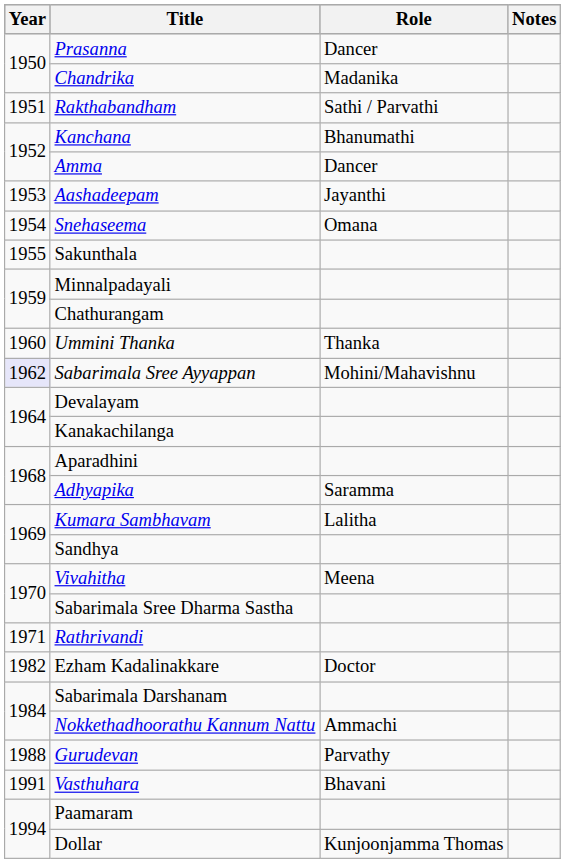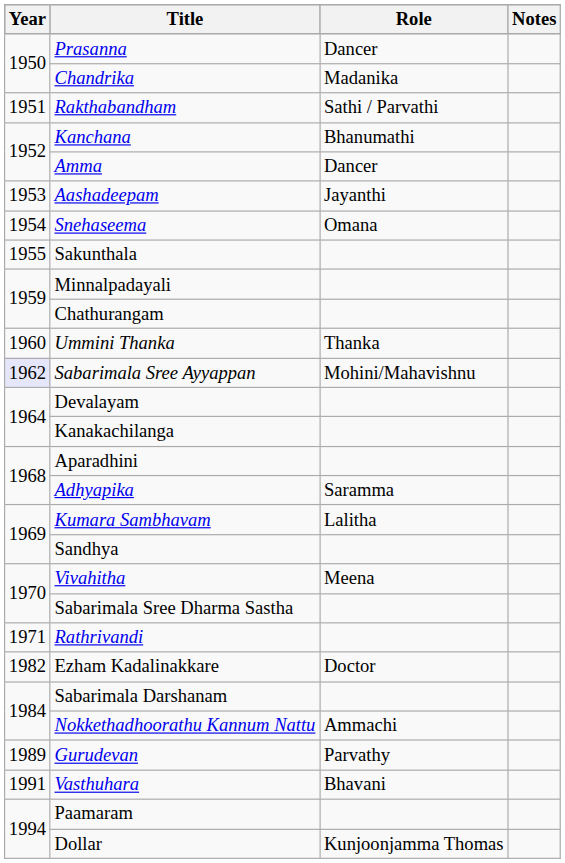(27, 755) 1988 -> (27, 755) 1989
